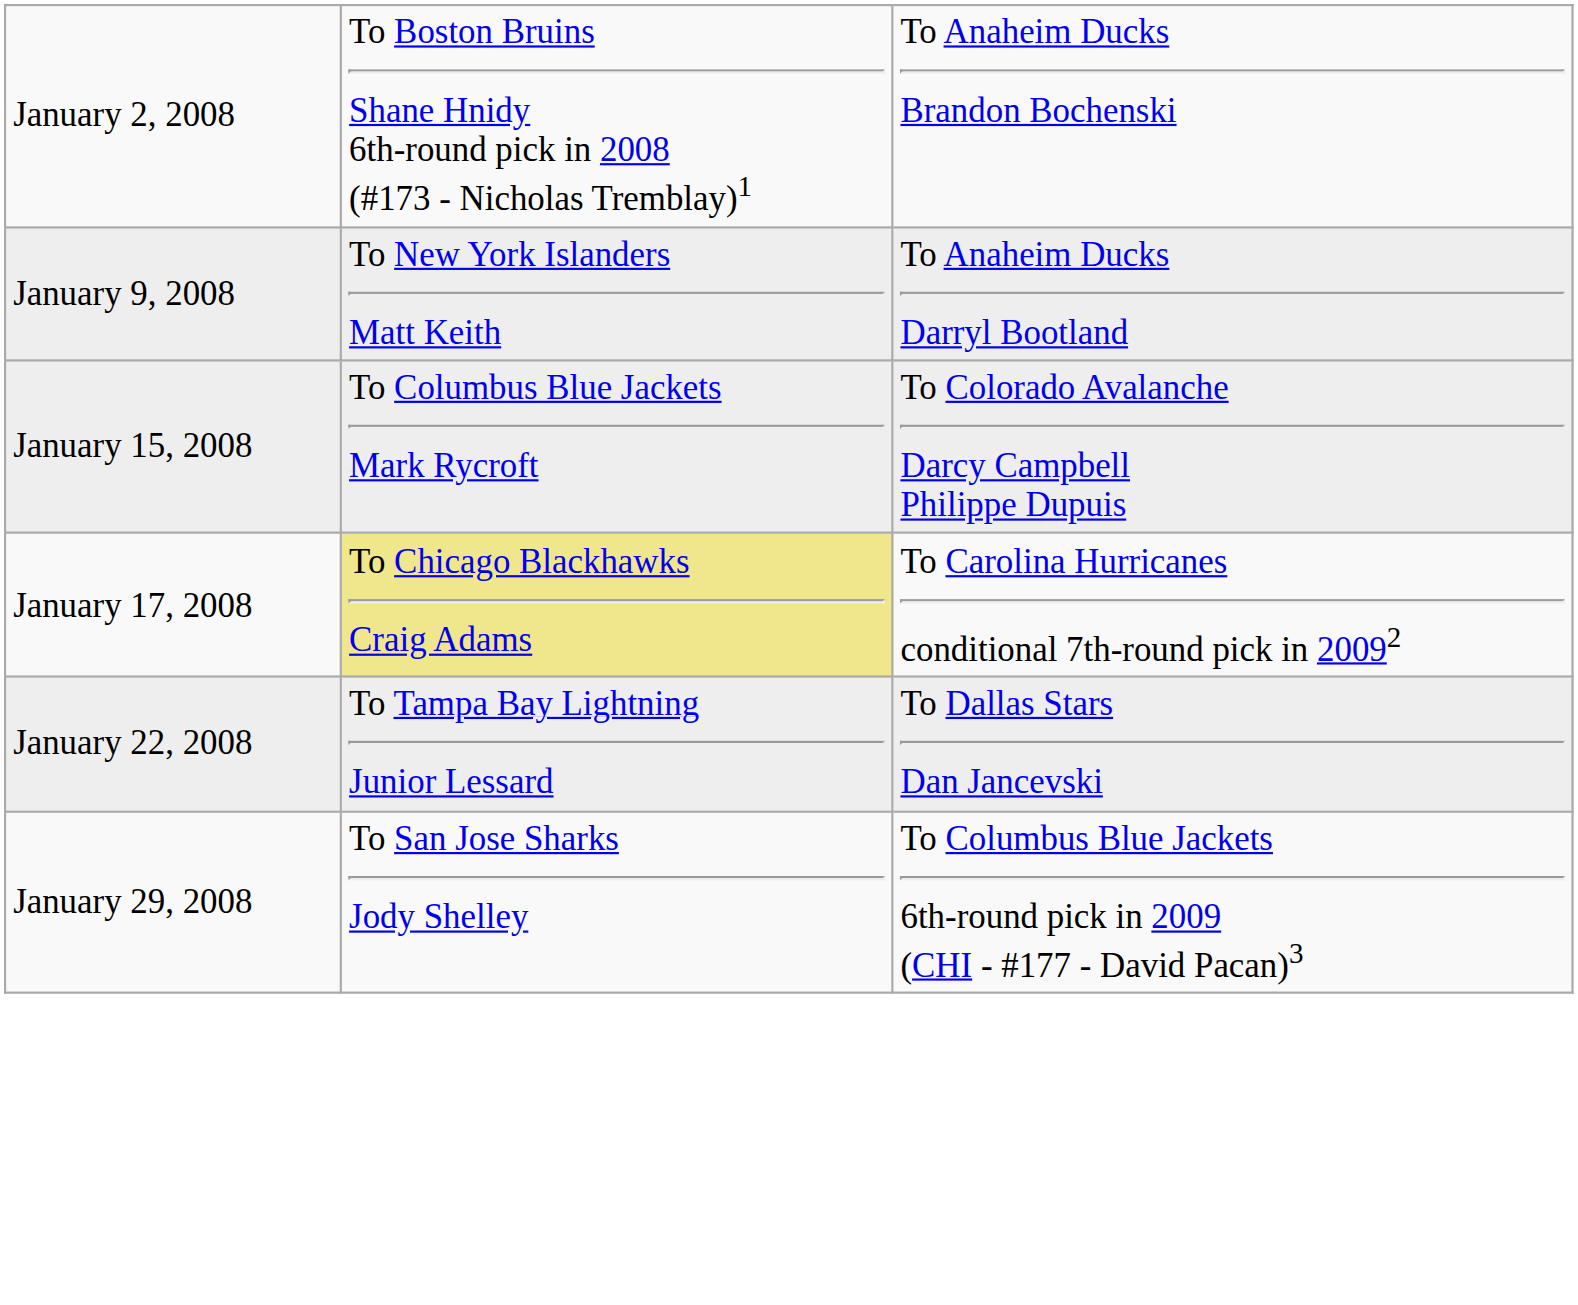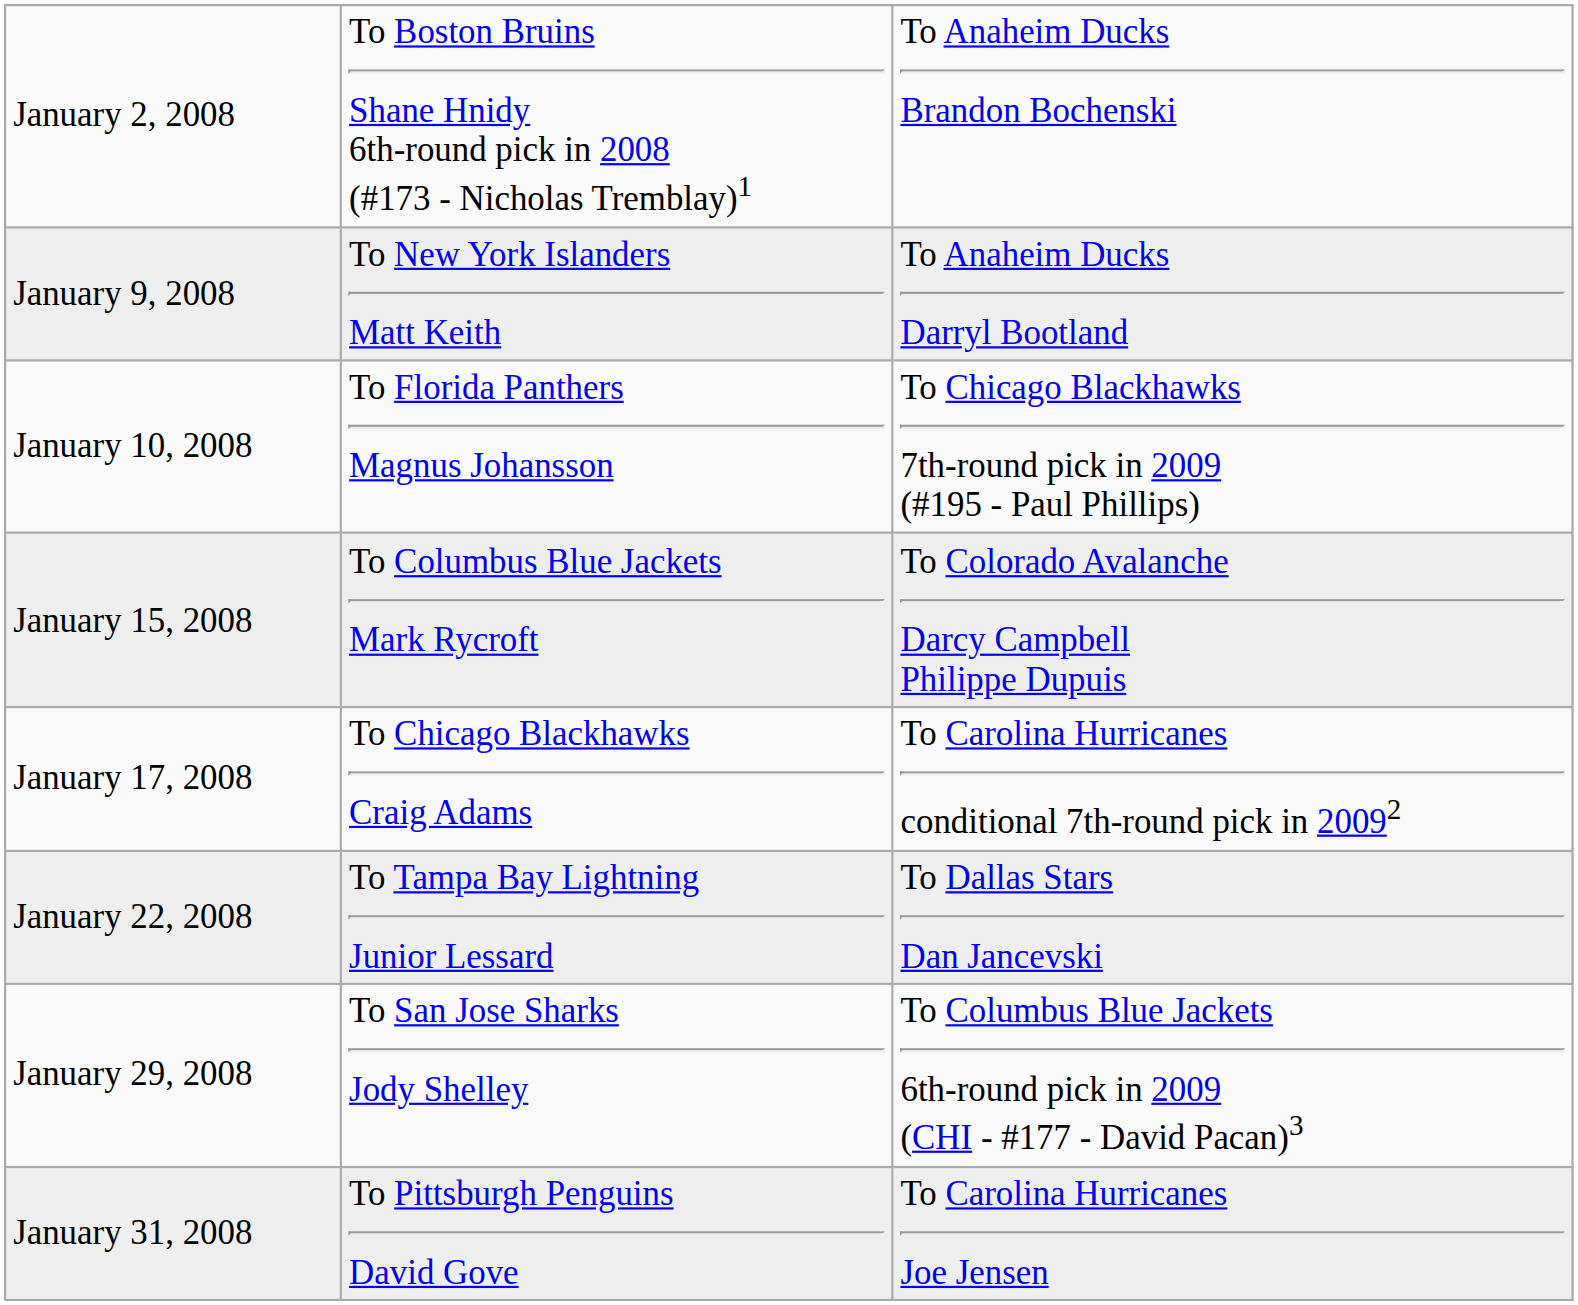+ row: (133, 446)
(617, 599) khaki background -> (617, 772) no background
+ row: (133, 1232)
